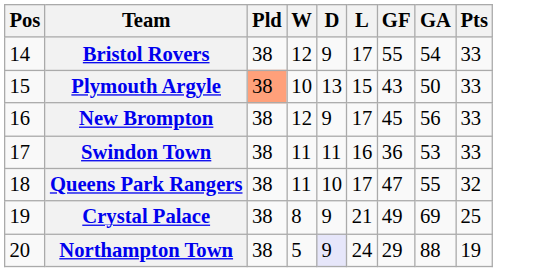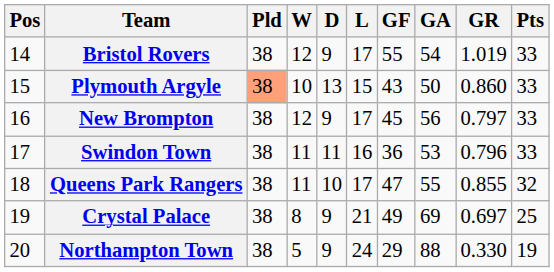+ column: (484, 20)
(327, 250) lavender background -> (327, 250) no background
